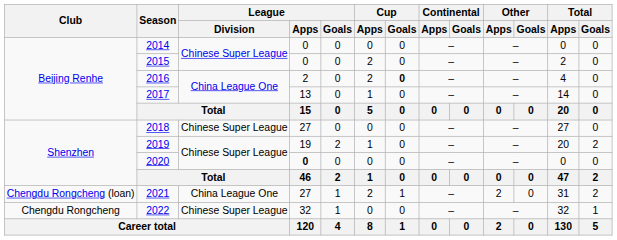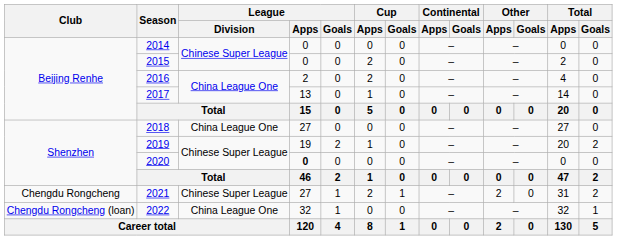(402, 78) bold -> (402, 78) normal
(234, 128) Chinese Super League -> (234, 128) China League One
(71, 194) Chengdu Rongcheng (loan) -> (71, 194) Chengdu Rongcheng
(234, 194) China League One -> (234, 194) Chinese Super League
(71, 210) Chengdu Rongcheng -> (71, 210) Chengdu Rongcheng (loan)
(234, 210) Chinese Super League -> (234, 210) China League One
